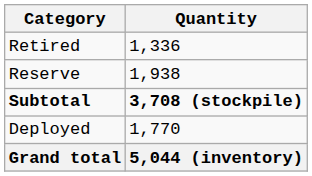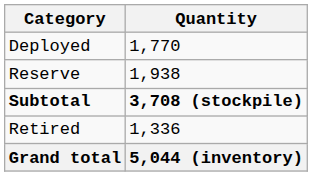rows swapped: (50, 130) <-> (44, 46)
